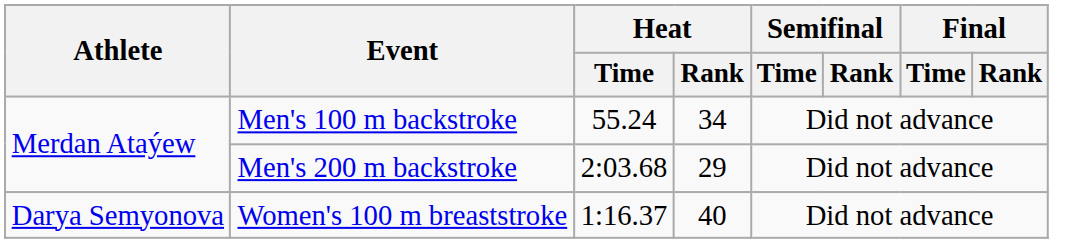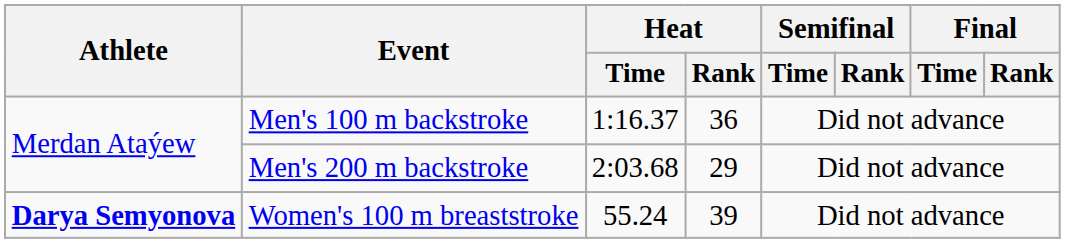(624, 120) 55.24 -> (635, 120) 1:16.37
(712, 120) 34 -> (723, 120) 36
(118, 215) normal -> (123, 215) bold
(624, 215) 1:16.37 -> (635, 215) 55.24
(712, 215) 40 -> (723, 215) 39
